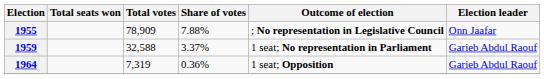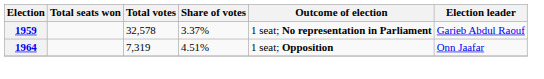- row: (26, 30)
(141, 47) 32,588 -> (141, 30) 32,578
(195, 64) 0.36% -> (195, 47) 4.51%
(493, 64) Garieb Abdul Raouf -> (460, 47) Onn Jaafar
